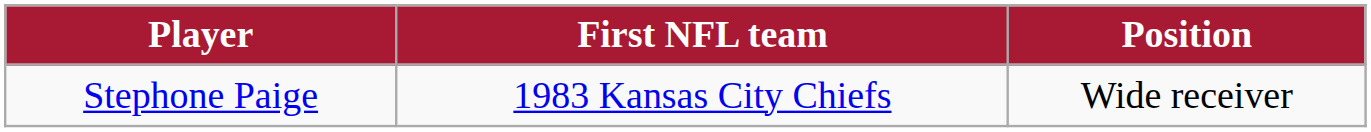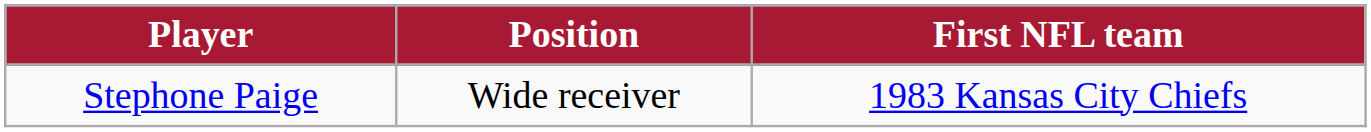columns swapped: (1187, 34) <-> (702, 34)
